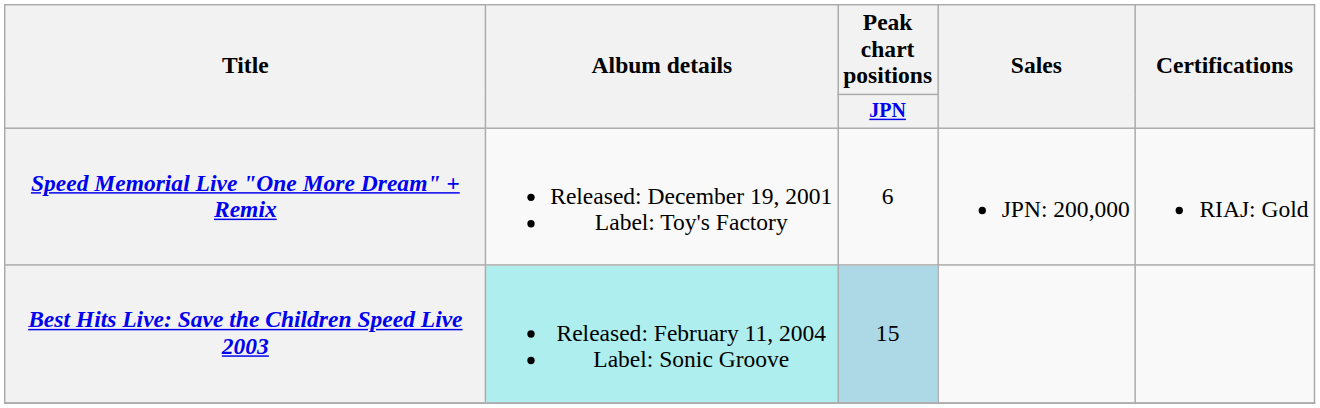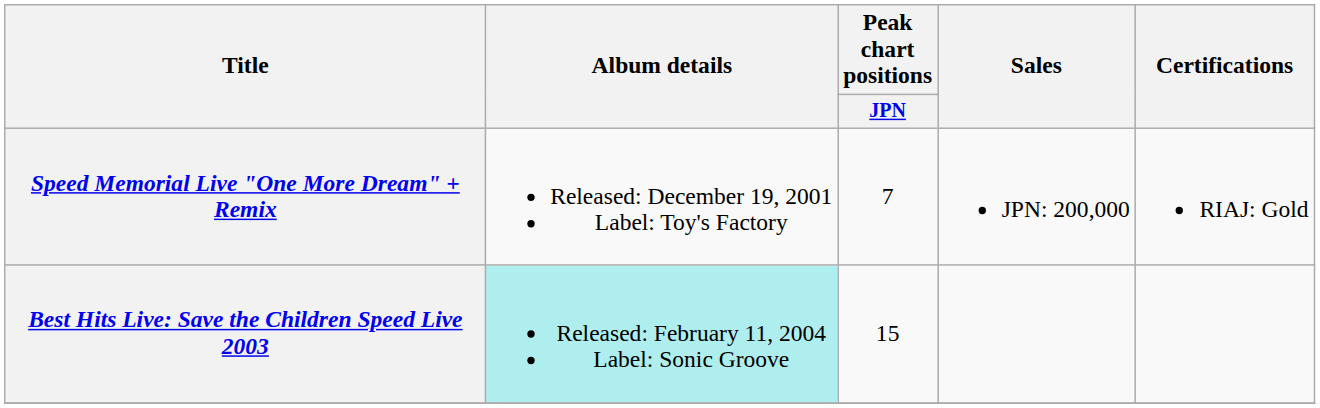(888, 196) 6 -> (888, 196) 7
(888, 333) lightblue background -> (888, 333) no background
